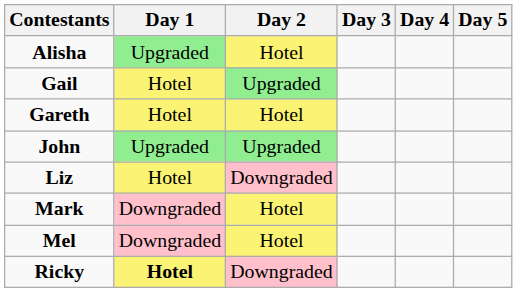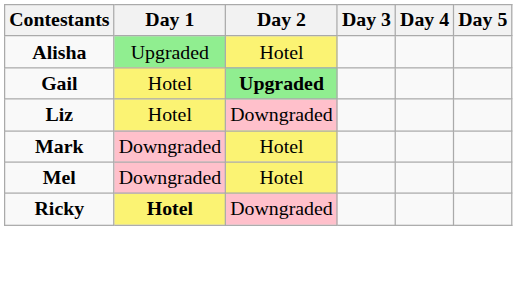(281, 83) normal -> (281, 83) bold
- row: (59, 114)
- row: (59, 146)
